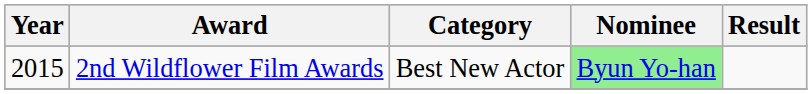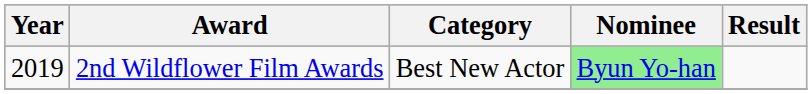(37, 67) 2015 -> (37, 67) 2019
